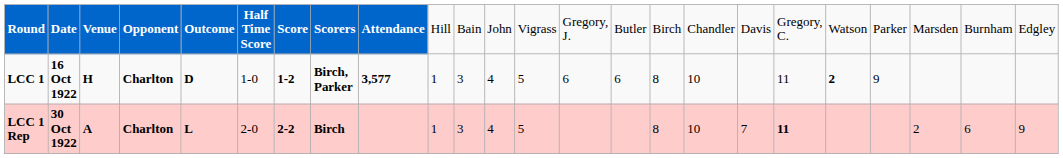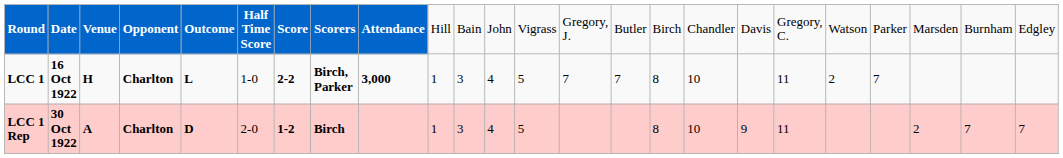(189, 79) D -> (189, 79) L
(286, 79) 1-2 -> (286, 79) 2-2
(376, 79) 3,577 -> (376, 79) 3,000
(566, 79) 6 -> (566, 79) 7
(617, 79) 6 -> (617, 79) 7
(832, 79) bold -> (832, 79) normal
(876, 79) 9 -> (876, 79) 7
(189, 128) L -> (189, 128) D
(286, 128) 2-2 -> (286, 128) 1-2
(744, 128) 7 -> (744, 128) 9
(783, 128) bold -> (783, 128) normal
(967, 128) 6 -> (967, 128) 7
(1022, 128) 9 -> (1022, 128) 7
